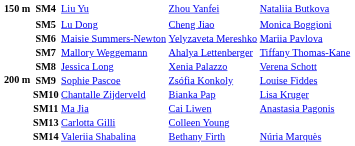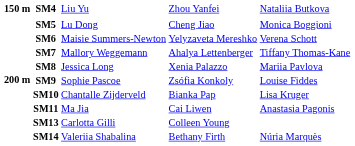(291, 38) Mariia Pavlova -> (288, 38) Verena Schott
(288, 66) Verena Schott -> (291, 66) Mariia Pavlova
